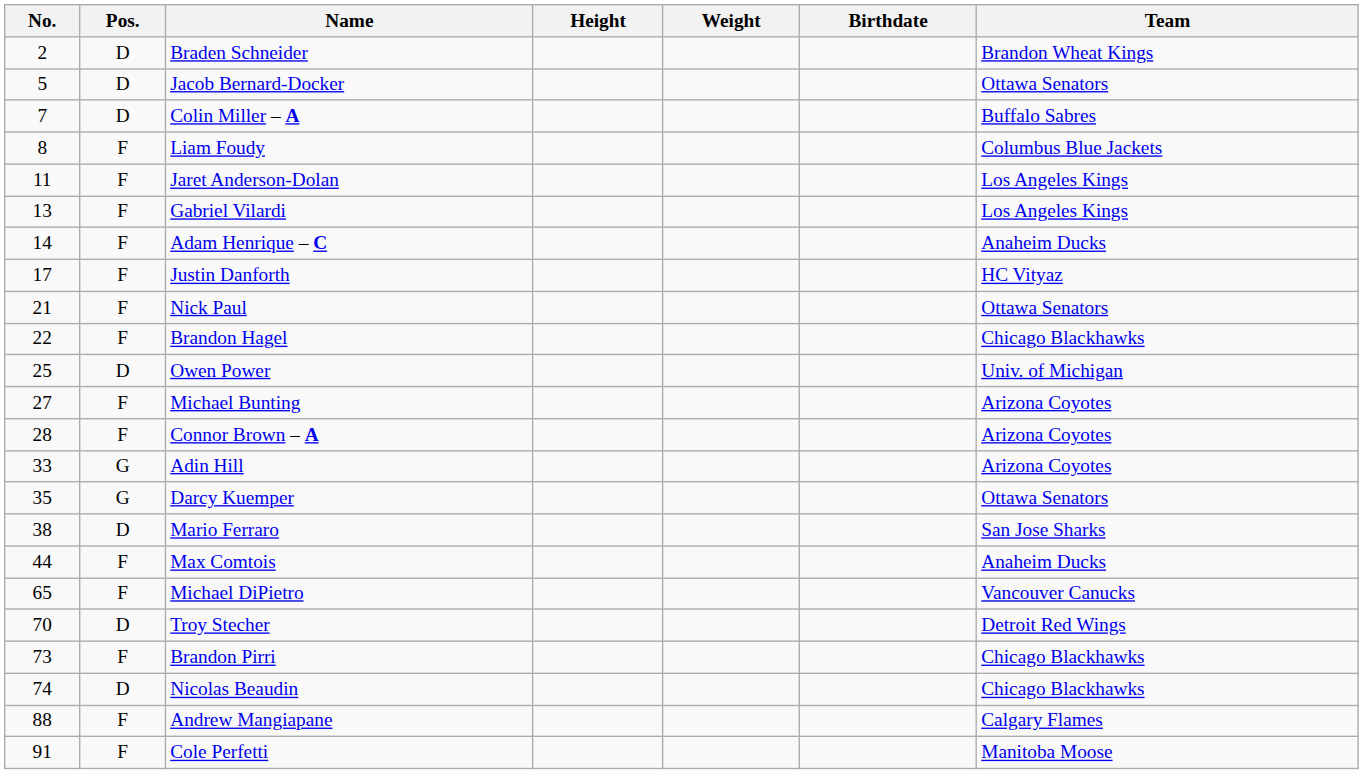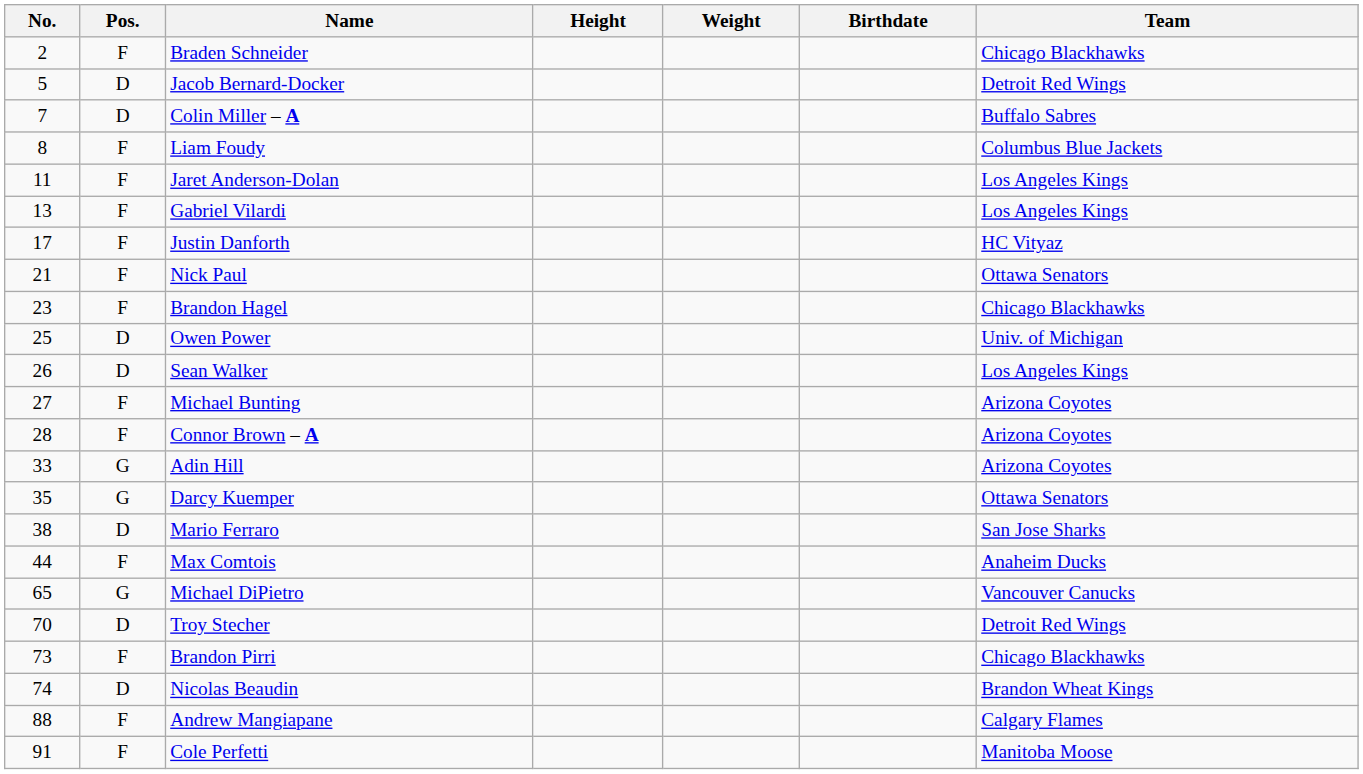(123, 52) D -> (123, 52) F
(1067, 52) Brandon Wheat Kings -> (1063, 52) Chicago Blackhawks
(1045, 84) Ottawa Senators -> (1054, 84) Detroit Red Wings
- row: (249, 243)
(42, 339) 22 -> (42, 307) 23
+ row: (219, 370)
(123, 593) F -> (123, 593) G
(1063, 689) Chicago Blackhawks -> (1067, 689) Brandon Wheat Kings
